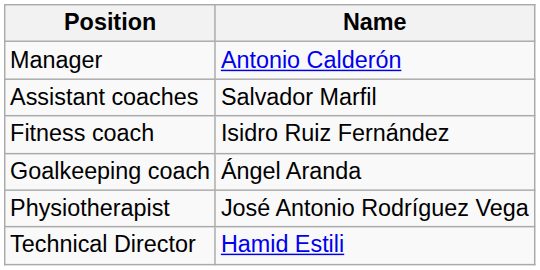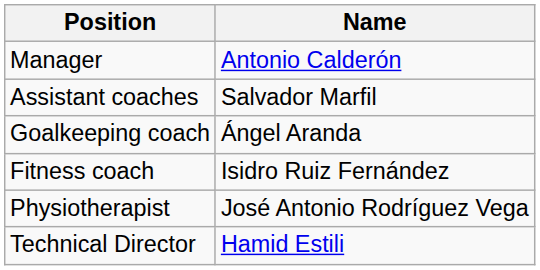rows swapped: (110, 171) <-> (82, 134)
